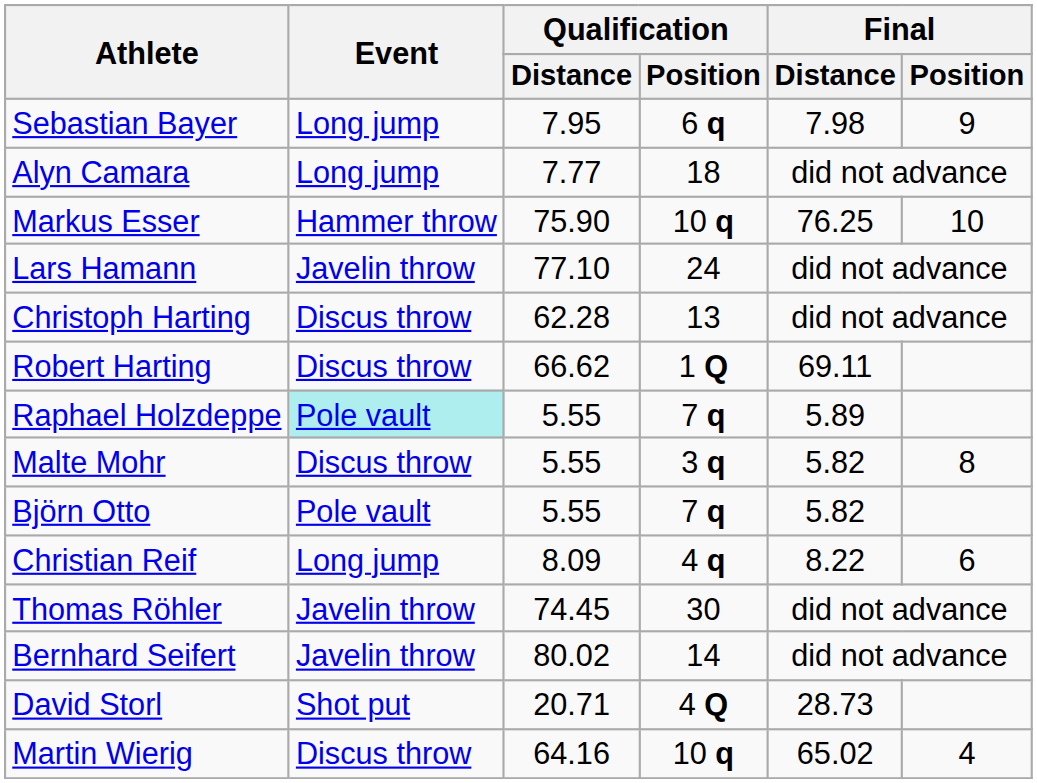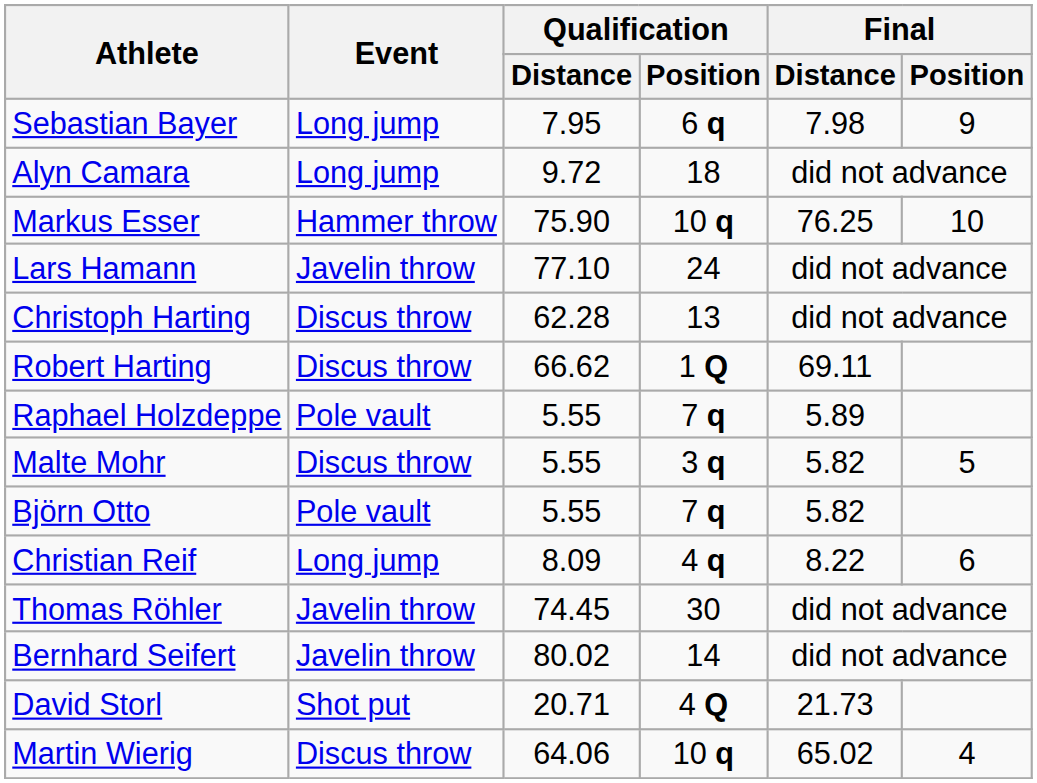(572, 172) 7.77 -> (572, 172) 9.72
(363, 415) paleturquoise background -> (363, 415) no background
(967, 463) 8 -> (967, 463) 5
(835, 705) 28.73 -> (835, 705) 21.73
(572, 754) 64.16 -> (572, 754) 64.06
